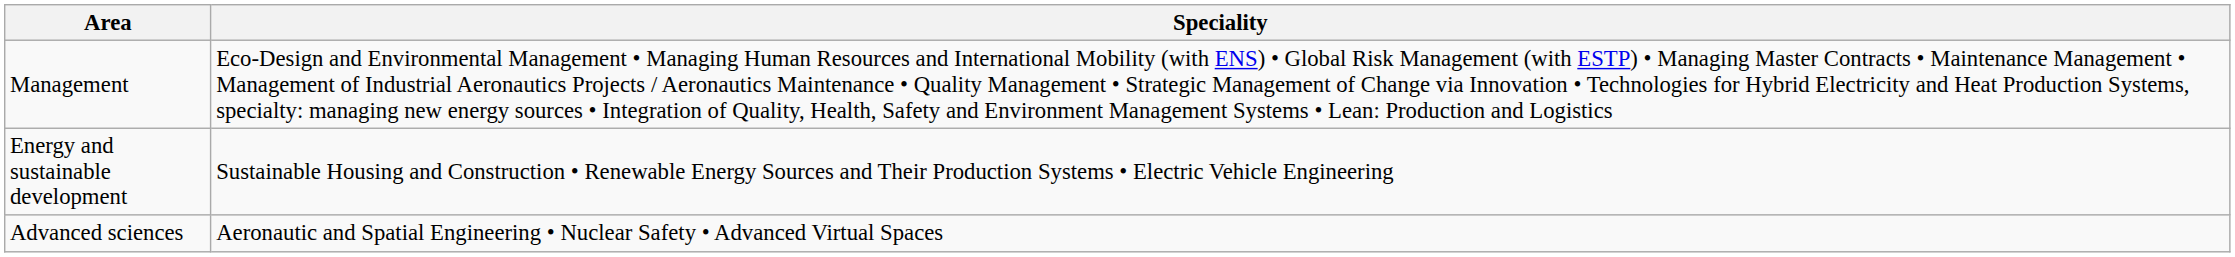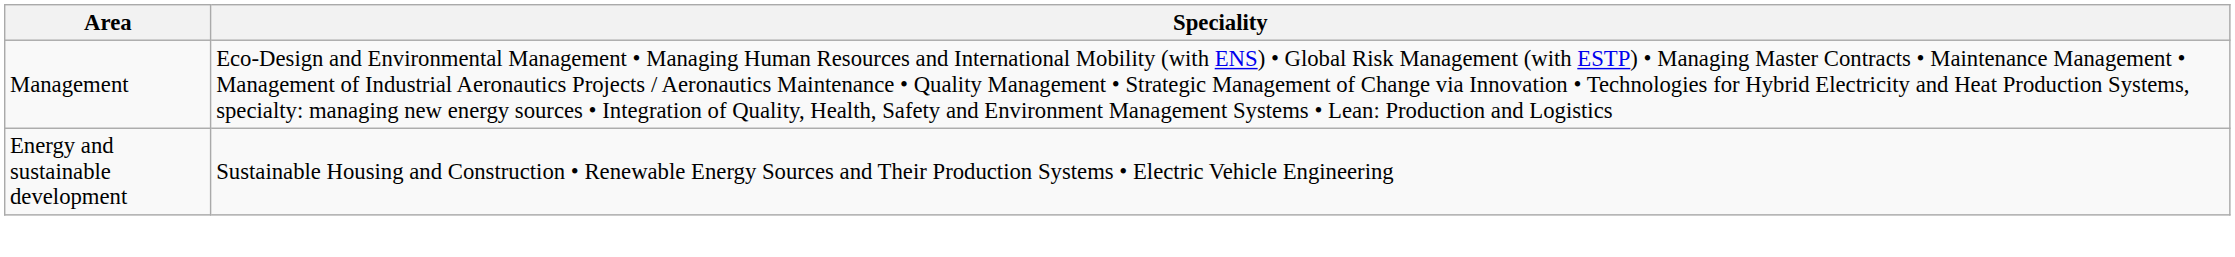- row: (97, 232)
